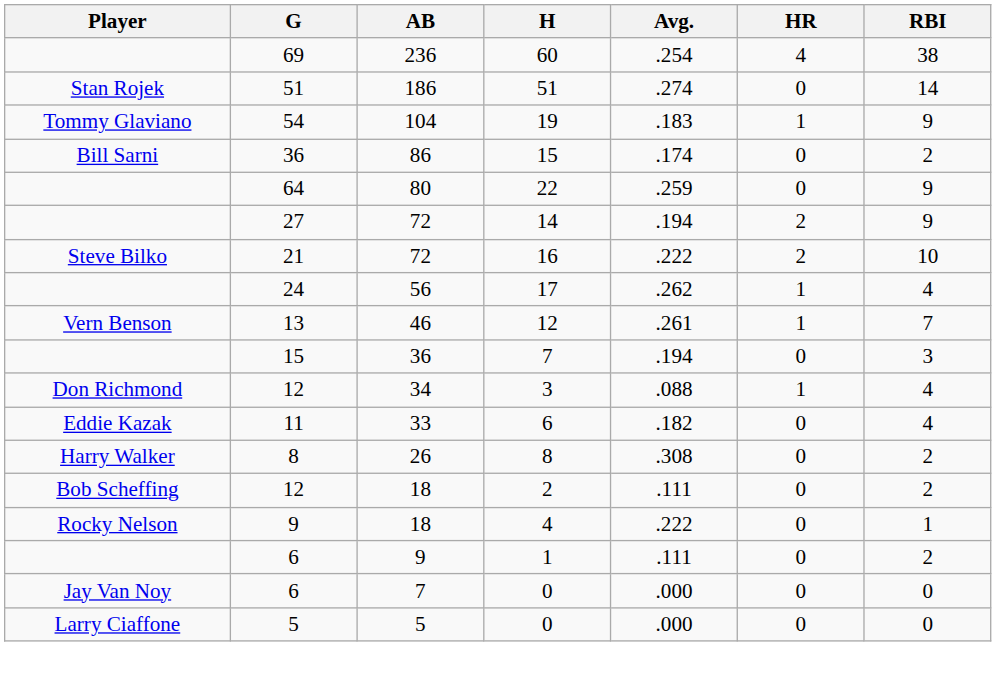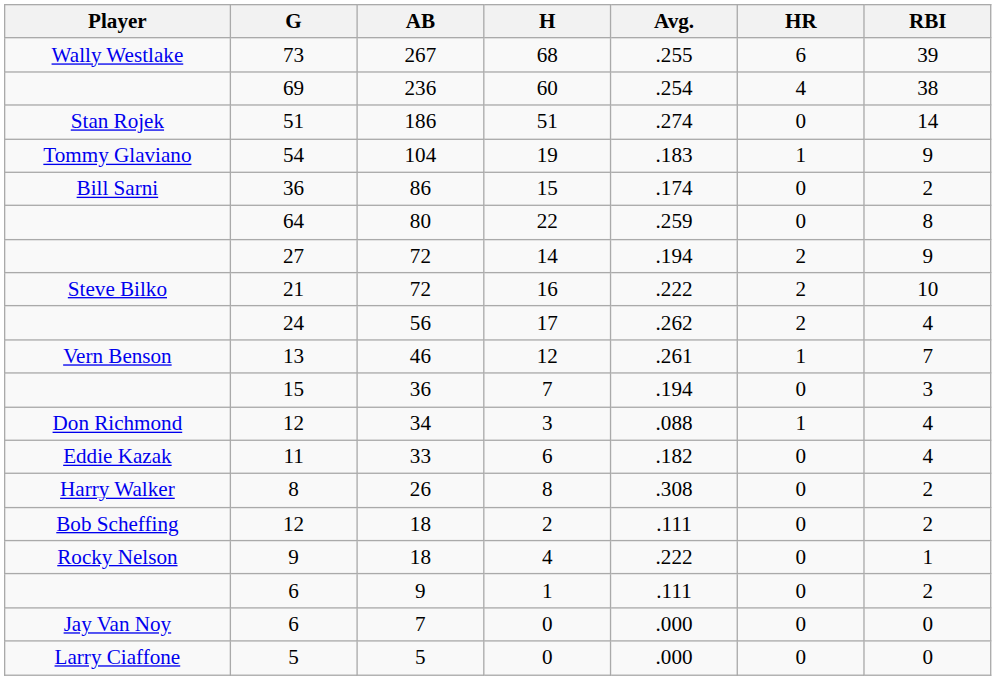+ row: (294, 54)
(928, 188) 9 -> (928, 222) 8
(801, 289) 1 -> (801, 322) 2
